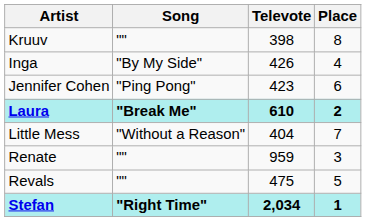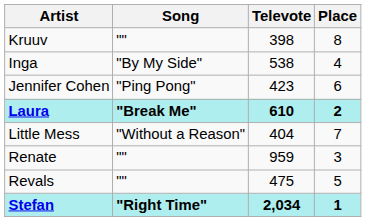(282, 63) 426 -> (282, 63) 538
